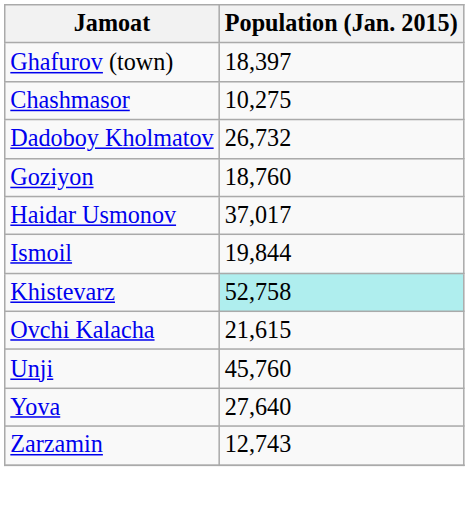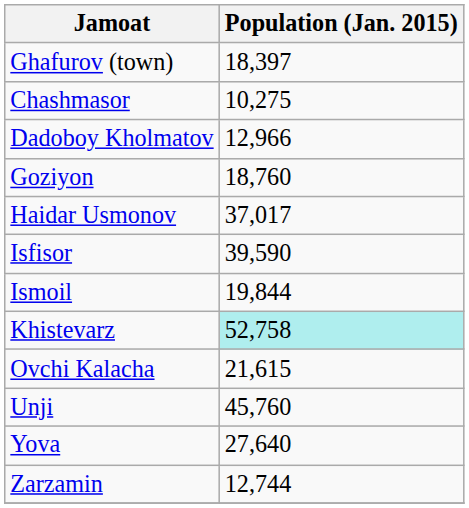(258, 138) 26,732 -> (258, 138) 12,966
+ row: (41, 253)
(258, 445) 12,743 -> (258, 483) 12,744
